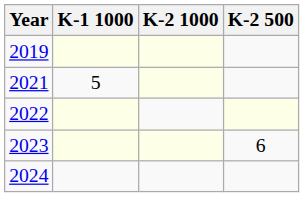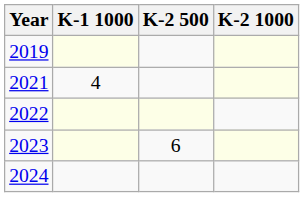columns swapped: (261, 20) <-> (181, 20)
(96, 82) 5 -> (96, 82) 4
